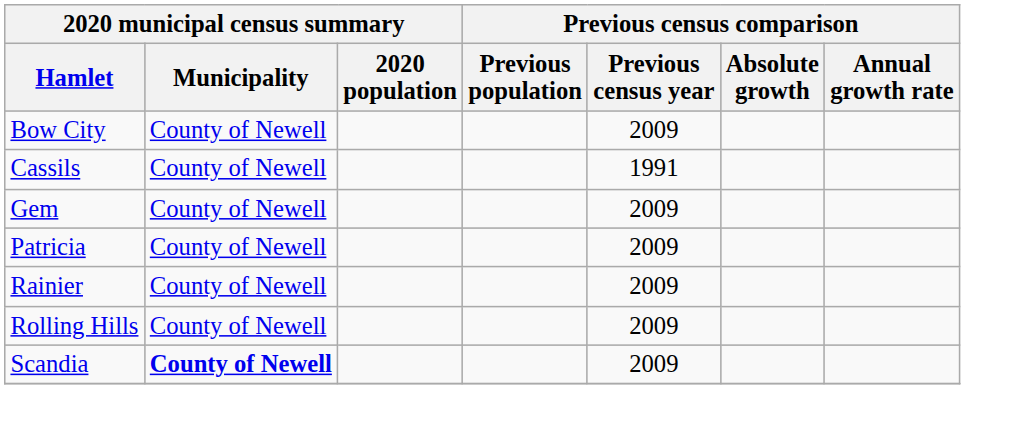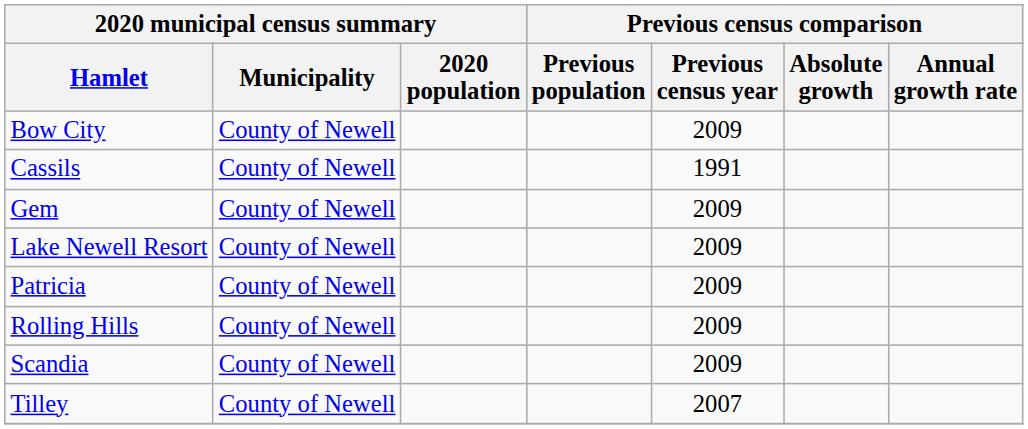+ row: (109, 247)
- row: (47, 286)
(241, 364) bold -> (307, 364) normal
+ row: (39, 403)
